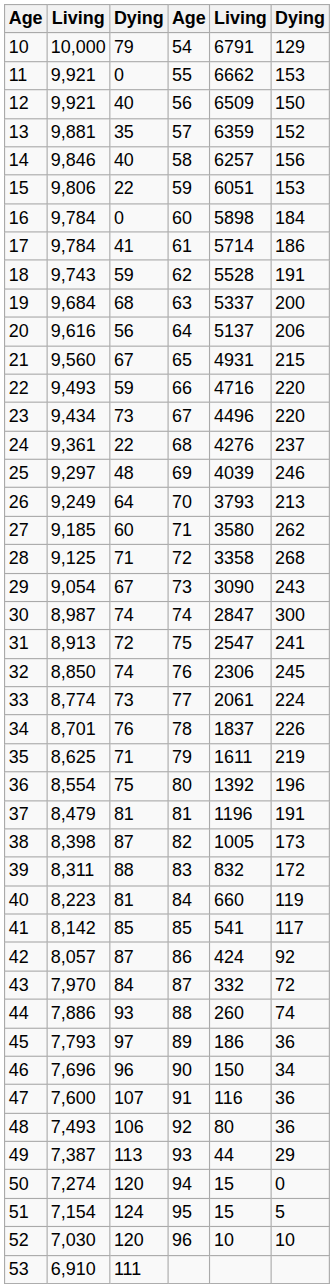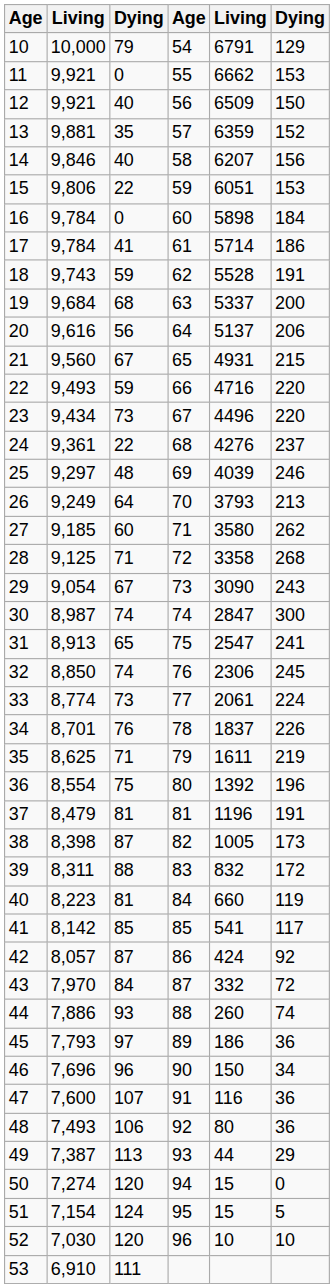(234, 160) 6257 -> (234, 160) 6207
(124, 643) 72 -> (124, 643) 65
